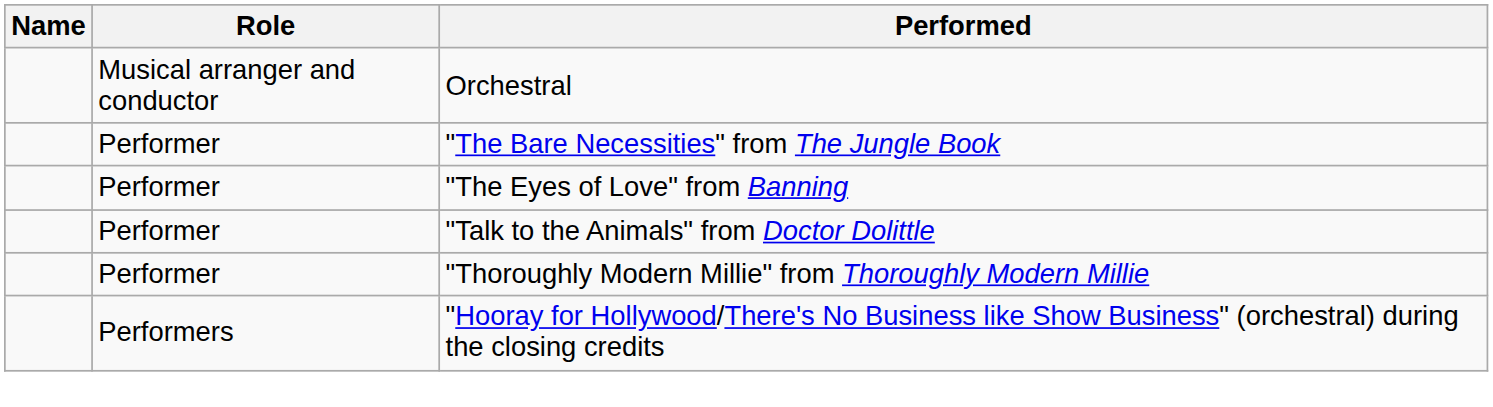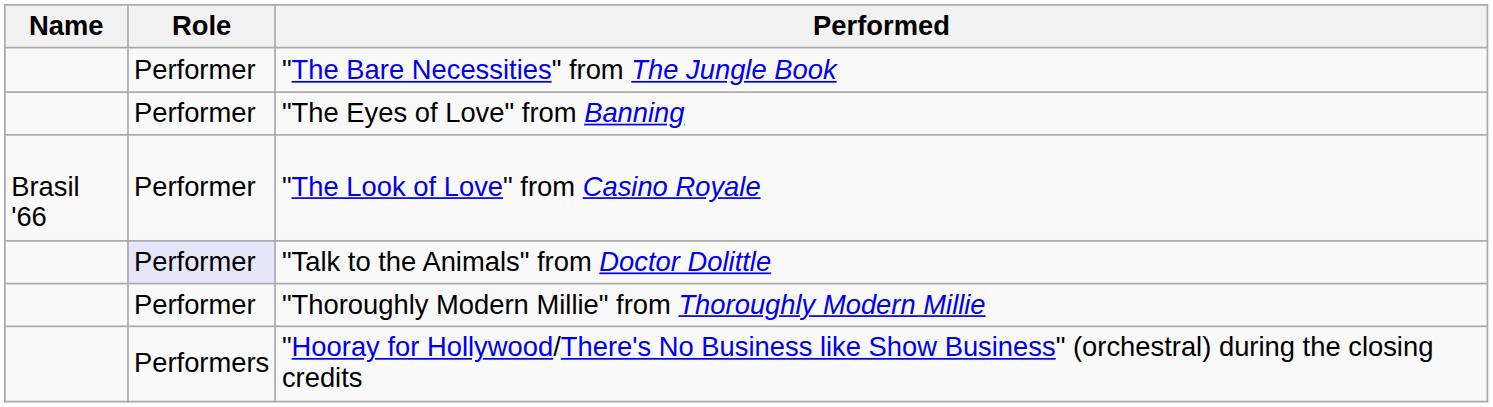- row: (509, 84)
+ row: (521, 187)
(159, 230) no background -> (195, 261) lavender background
